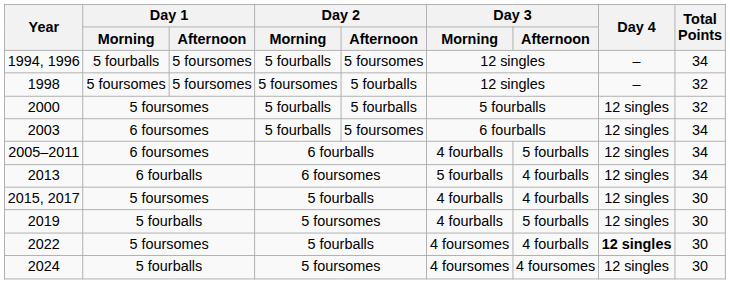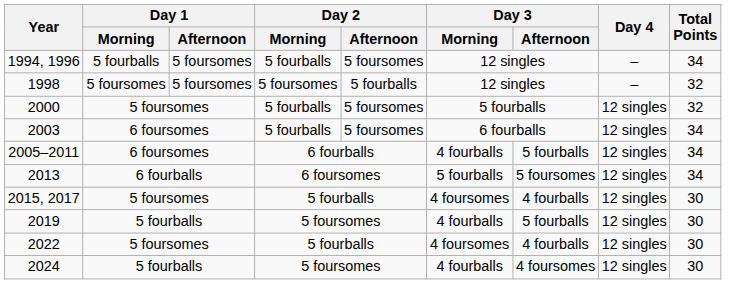(384, 107) 5 fourballs -> (384, 107) 5 foursomes
(555, 175) 4 fourballs -> (555, 175) 5 foursomes
(470, 198) 4 fourballs -> (470, 198) 4 foursomes
(637, 244) bold -> (634, 244) normal
(470, 267) 4 foursomes -> (470, 267) 4 fourballs
